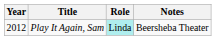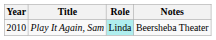(16, 27) 2012 -> (16, 27) 2010
